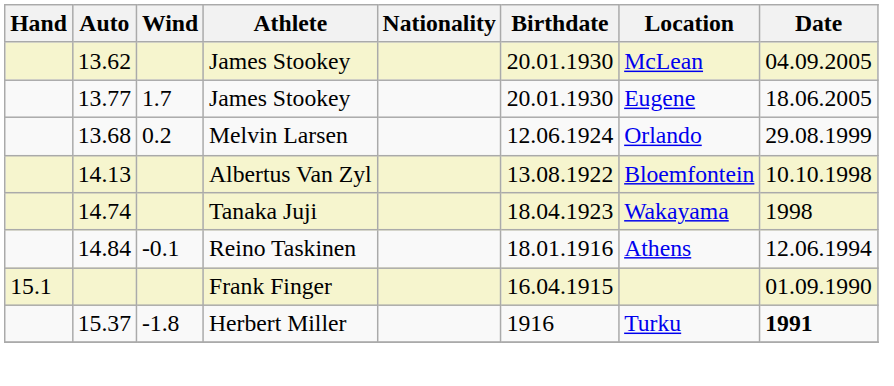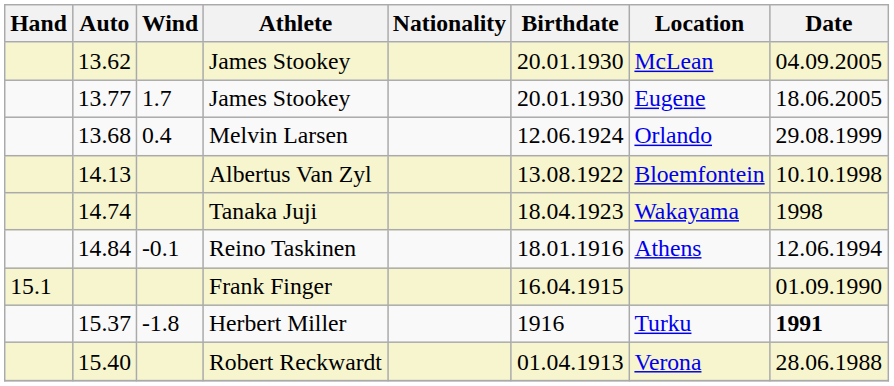(157, 135) 0.2 -> (157, 135) 0.4
+ row: (104, 361)
